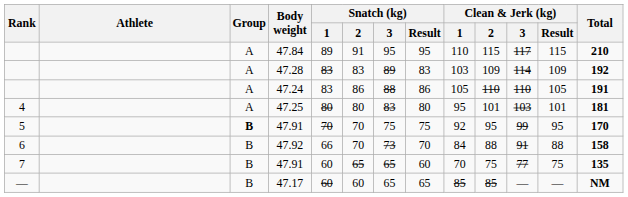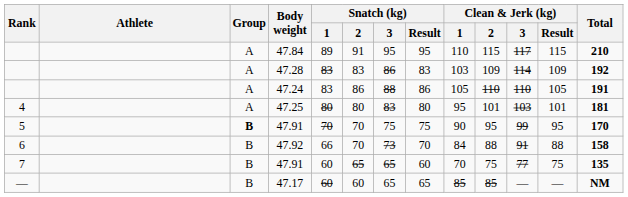(390, 70) 89 -> (390, 70) 86
(460, 126) 92 -> (460, 126) 90
